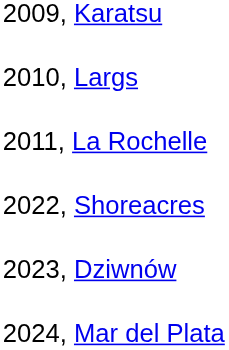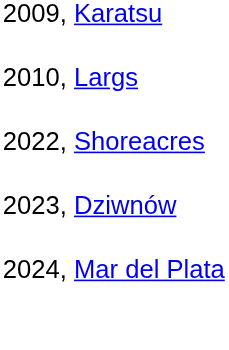- row: (105, 141)
